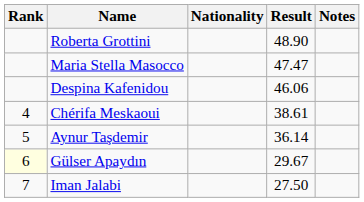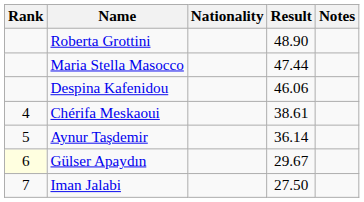(291, 64) 47.47 -> (291, 64) 47.44
